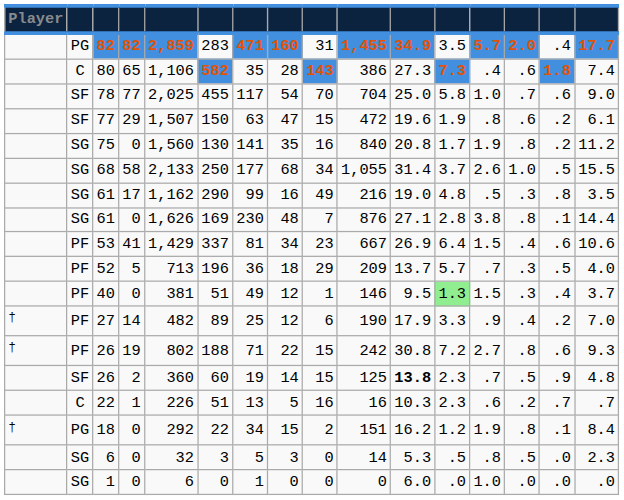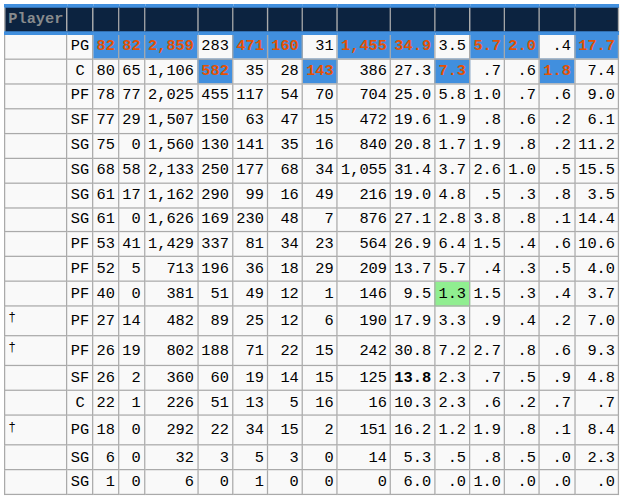(492, 72) .4 -> (492, 72) .7
(80, 96) SF -> (80, 96) PF
(373, 245) 667 -> (373, 245) 564
(492, 270) .7 -> (492, 270) .4
